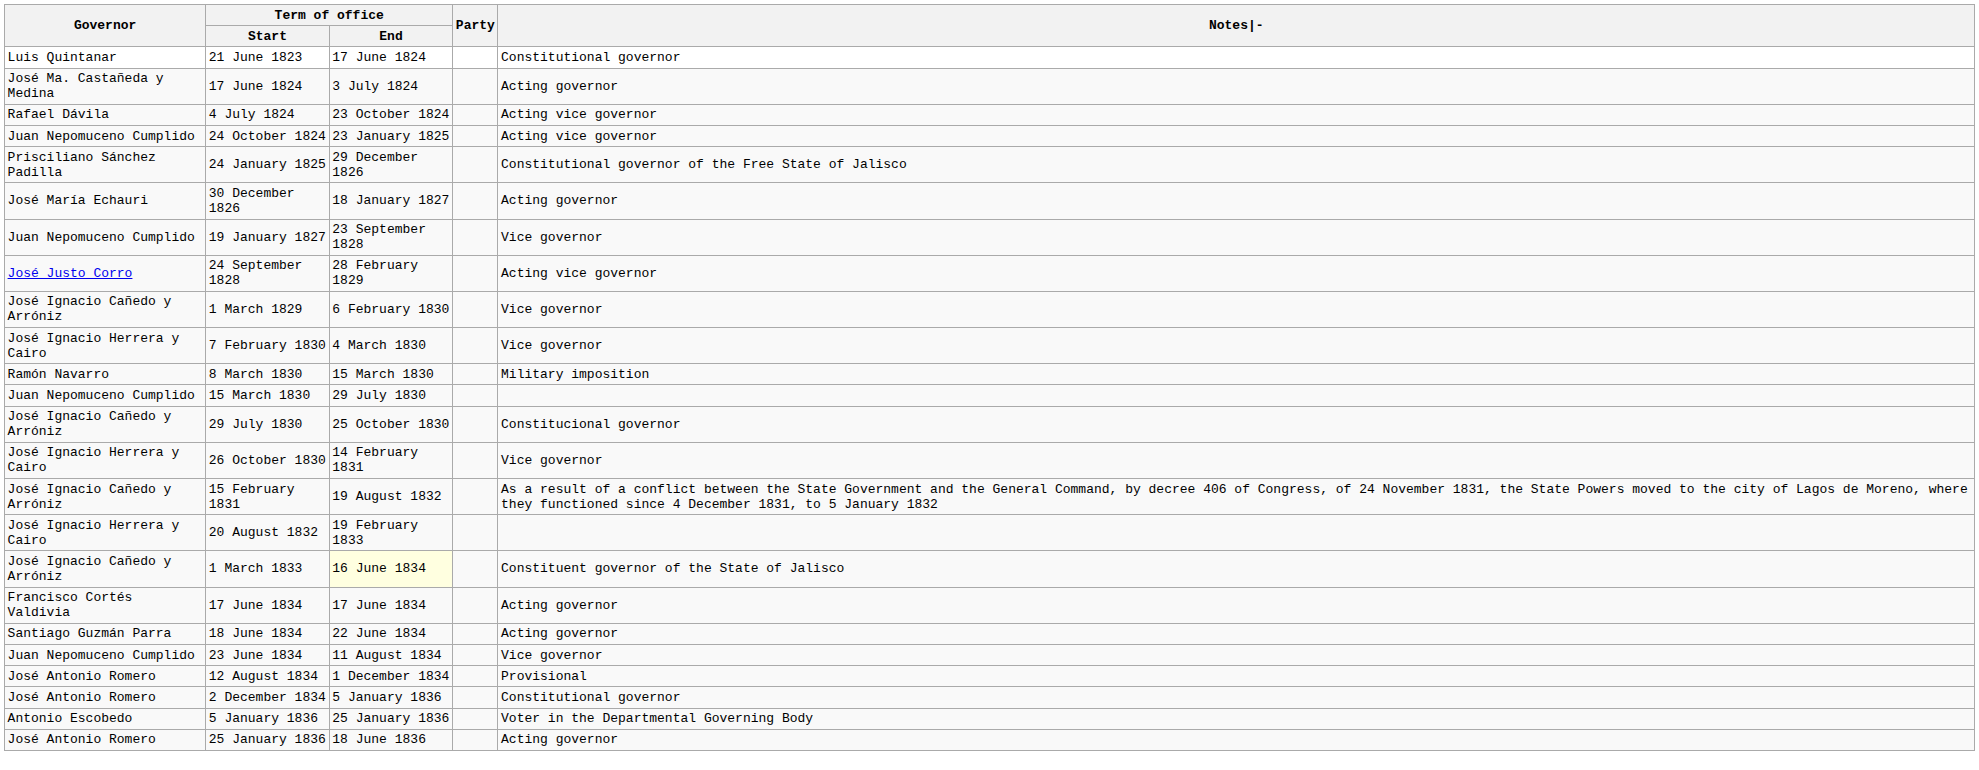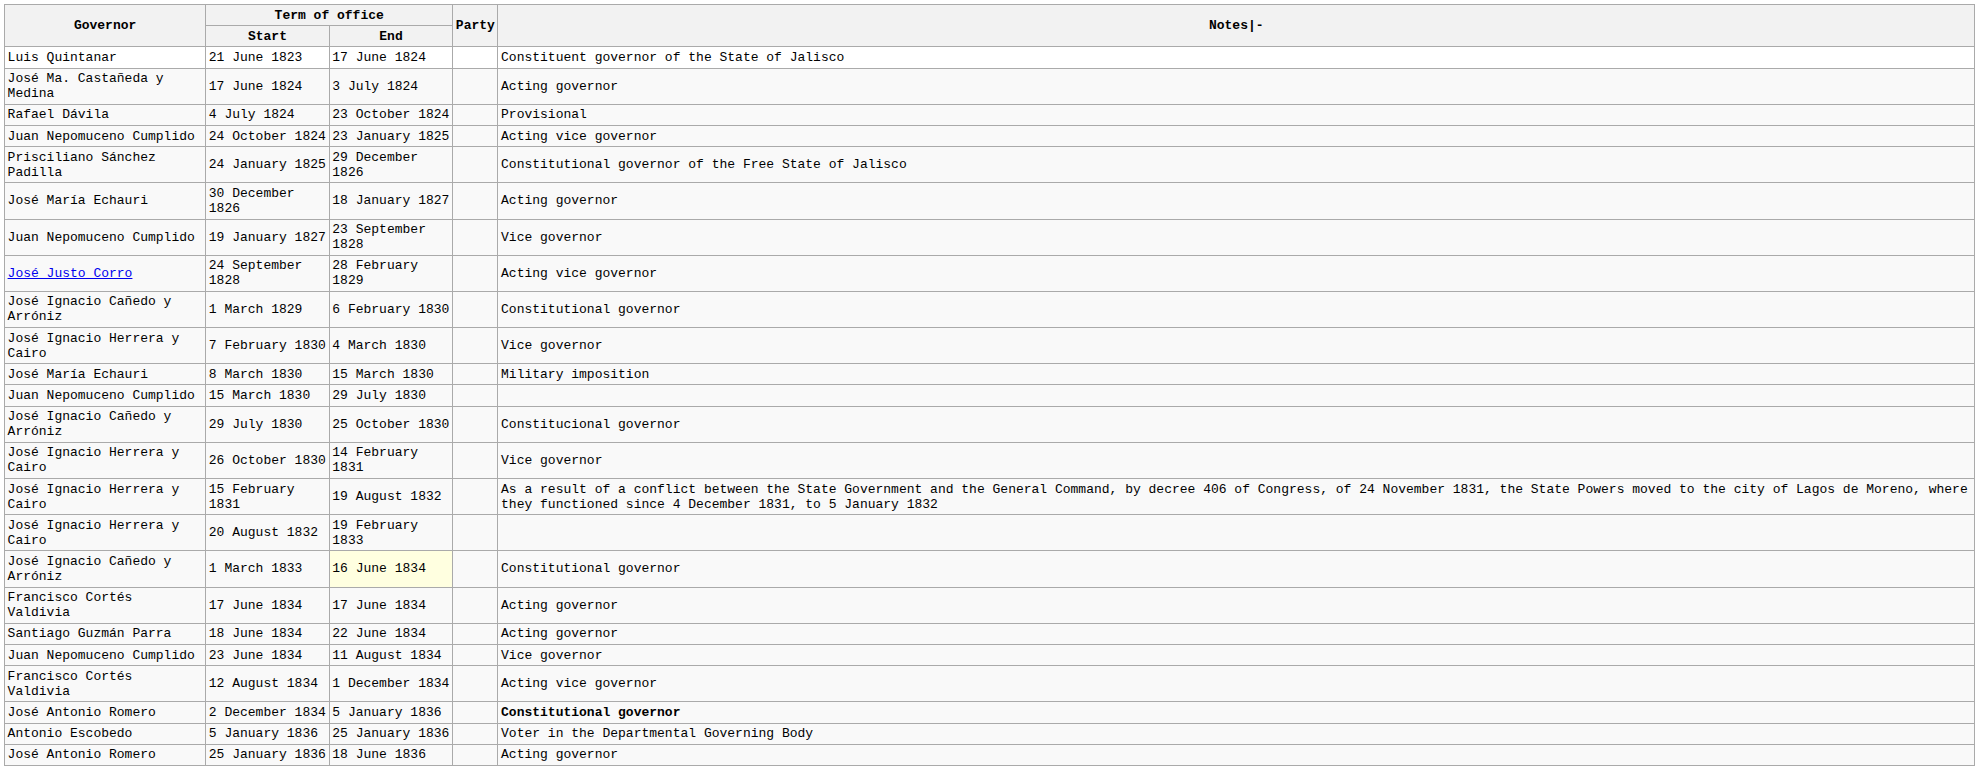(591, 57) Constitutional governor -> (673, 57) Constituent governor of the State of Jalisco
(579, 115) Acting vice governor -> (544, 115) Provisional
(552, 309) Vice governor -> (591, 309) Constitutional governor
(58, 374) Ramón Navarro -> (78, 374) José María Echauri
(90, 497) José Ignacio Cañedo y Arróniz -> (93, 497) José Ignacio Herrera y Cairo
(673, 569) Constituent governor of the State of Jalisco -> (591, 569) Constitutional governor
(82, 676) José Antonio Romero -> (70, 684) Francisco Cortés Valdivia
(544, 676) Provisional -> (579, 684) Acting vice governor
(591, 697) normal -> (591, 712) bold
